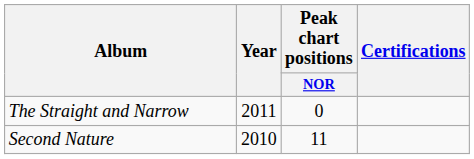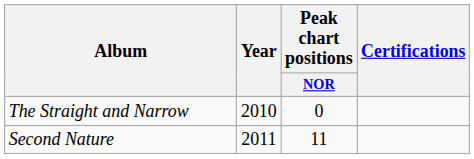(259, 111) 2011 -> (259, 111) 2010
(259, 139) 2010 -> (259, 139) 2011
